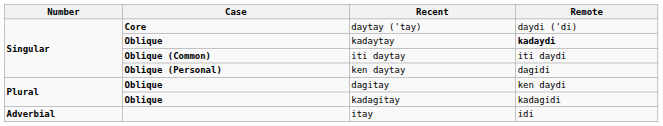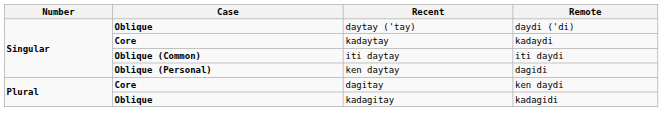(135, 26) Core -> (133, 26) Oblique
(144, 41) Oblique -> (125, 41) Core
(537, 41) bold -> (534, 41) normal
(144, 85) Oblique -> (125, 85) Core
- row: (362, 114)
